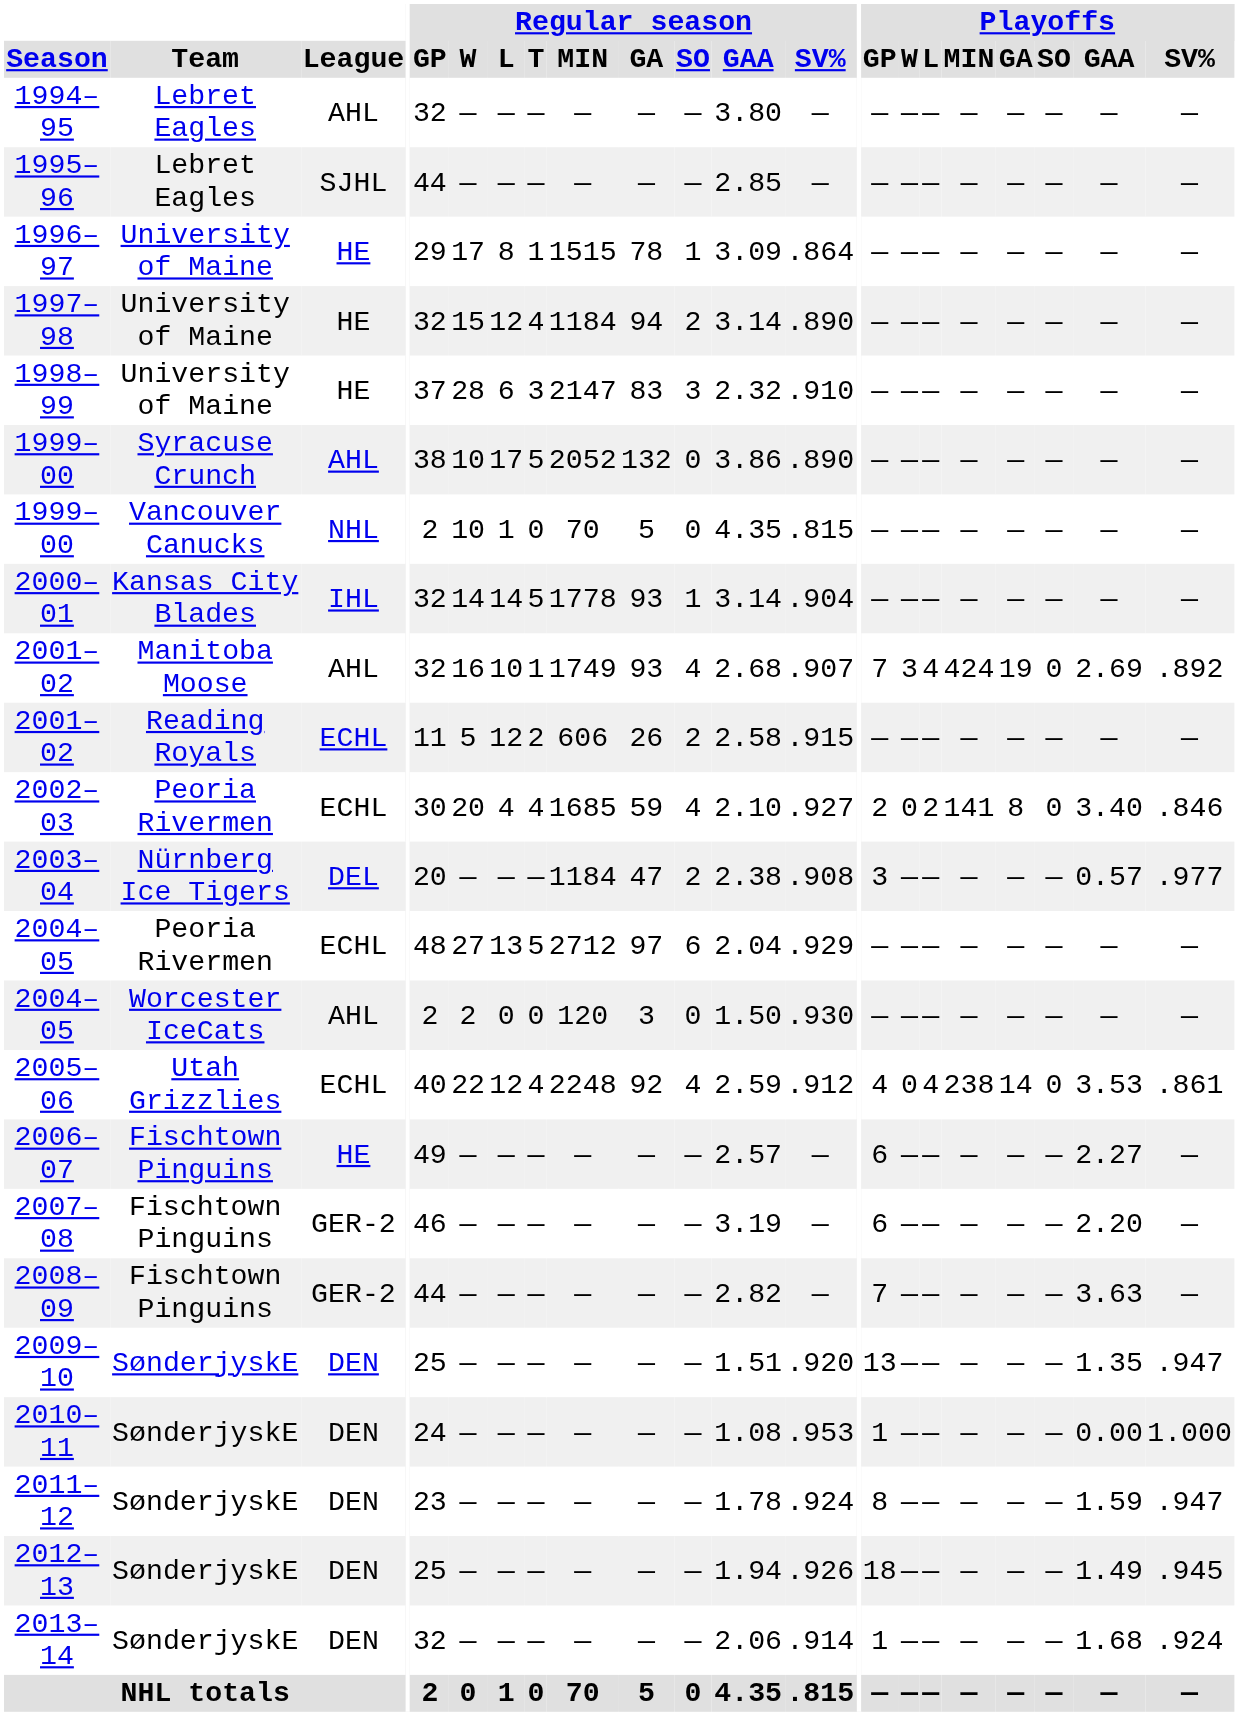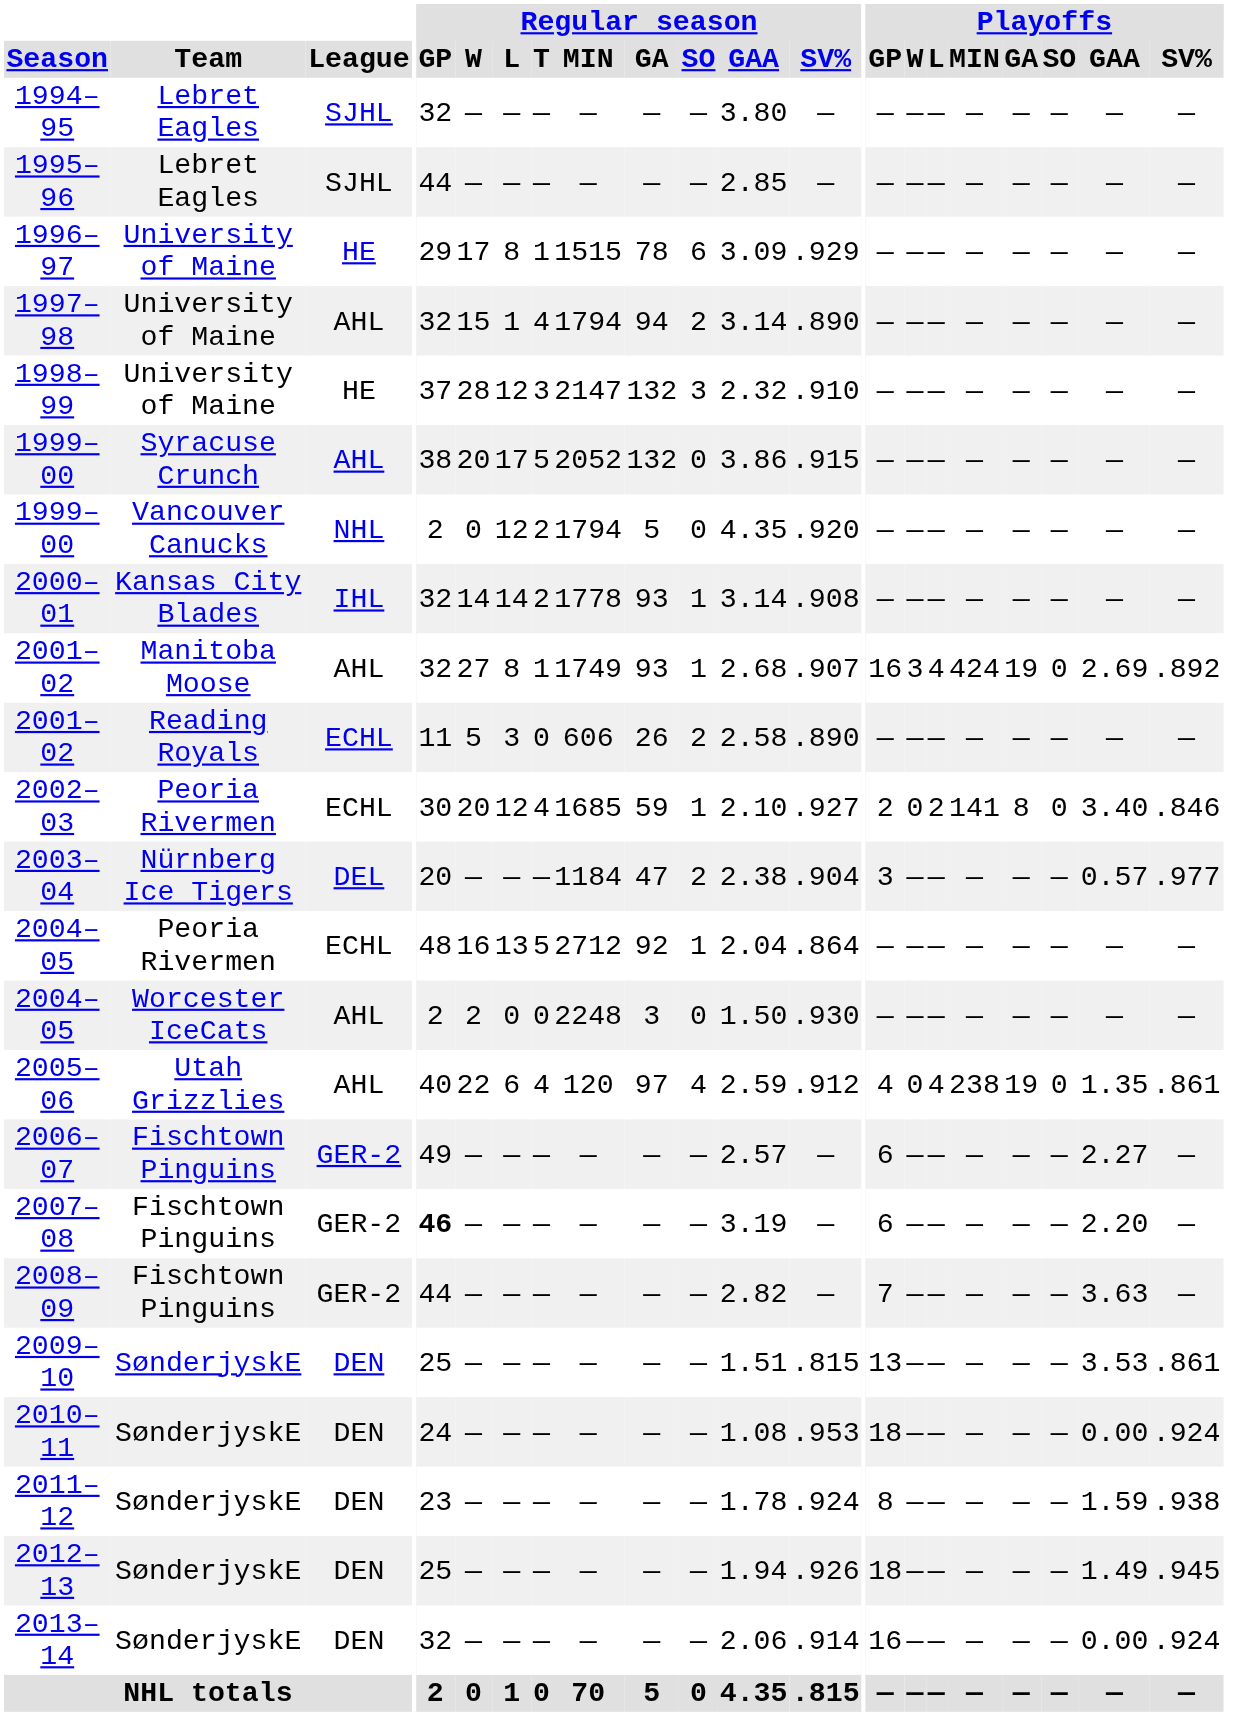(353, 112) AHL -> (359, 112) SJHL
(693, 251) 1 -> (698, 251) 6
(820, 251) .864 -> (826, 251) .929
(353, 321) HE -> (359, 321) AHL
(506, 321) 12 -> (512, 321) 1
(583, 321) 1184 -> (588, 321) 1794
(506, 390) 6 -> (512, 390) 12
(646, 390) 83 -> (652, 390) 132
(468, 460) 10 -> (474, 460) 20
(820, 460) .890 -> (826, 460) .915
(468, 529) 10 -> (474, 529) 0
(506, 529) 1 -> (512, 529) 12
(536, 529) 0 -> (542, 529) 2
(583, 529) 70 -> (588, 529) 1794
(820, 529) .815 -> (826, 529) .920
(536, 599) 5 -> (542, 599) 2
(820, 599) .904 -> (826, 599) .908
(468, 668) 16 -> (474, 668) 27
(506, 668) 10 -> (512, 668) 8
(693, 668) 4 -> (698, 668) 1
(880, 668) 7 -> (885, 668) 16
(506, 737) 12 -> (512, 737) 3
(536, 737) 2 -> (542, 737) 0
(820, 737) .915 -> (826, 737) .890
(506, 807) 4 -> (512, 807) 12
(693, 807) 4 -> (698, 807) 1
(820, 876) .908 -> (826, 876) .904
(468, 946) 27 -> (474, 946) 16
(646, 946) 97 -> (652, 946) 92
(693, 946) 6 -> (698, 946) 1
(820, 946) .929 -> (826, 946) .864
(583, 1015) 120 -> (588, 1015) 2248
(353, 1085) ECHL -> (359, 1085) AHL
(506, 1085) 12 -> (512, 1085) 6
(583, 1085) 2248 -> (588, 1085) 120
(646, 1085) 92 -> (652, 1085) 97
(1016, 1085) 14 -> (1021, 1085) 19
(1109, 1085) 3.53 -> (1114, 1085) 1.35
(353, 1154) HE -> (359, 1154) GER-2
(430, 1224) normal -> (435, 1224) bold
(820, 1362) .920 -> (826, 1362) .815
(1109, 1362) 1.35 -> (1114, 1362) 3.53
(1190, 1362) .947 -> (1187, 1362) .861
(880, 1432) 1 -> (885, 1432) 18
(1190, 1432) 1.000 -> (1187, 1432) .924
(1190, 1501) .947 -> (1187, 1501) .938
(880, 1640) 1 -> (885, 1640) 16
(1109, 1640) 1.68 -> (1114, 1640) 0.00
